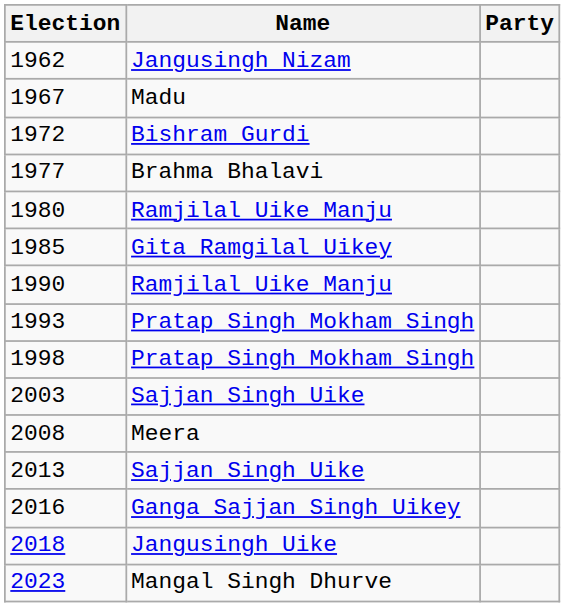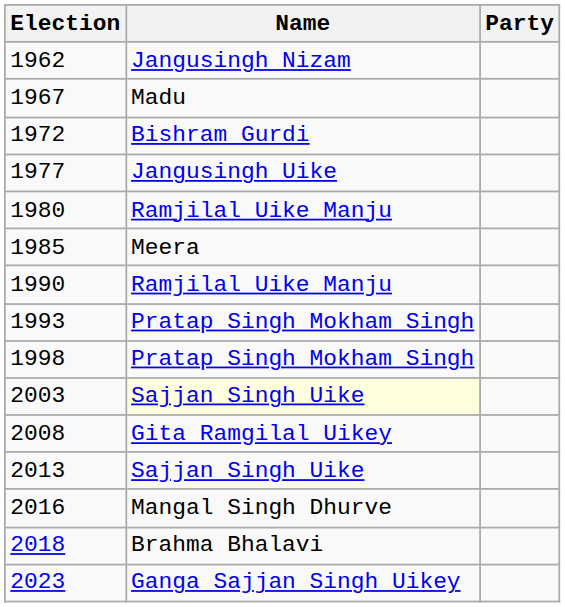(227, 173) Brahma Bhalavi -> (234, 173) Jangusingh Uike
(262, 247) Gita Ramgilal Uikey -> (165, 247) Meera
(248, 396) no background -> (248, 396) lightyellow background
(165, 434) Meera -> (262, 434) Gita Ramgilal Uikey
(296, 508) Ganga Sajjan Singh Uikey -> (262, 508) Mangal Singh Dhurve
(234, 546) Jangusingh Uike -> (227, 546) Brahma Bhalavi
(262, 583) Mangal Singh Dhurve -> (296, 583) Ganga Sajjan Singh Uikey
